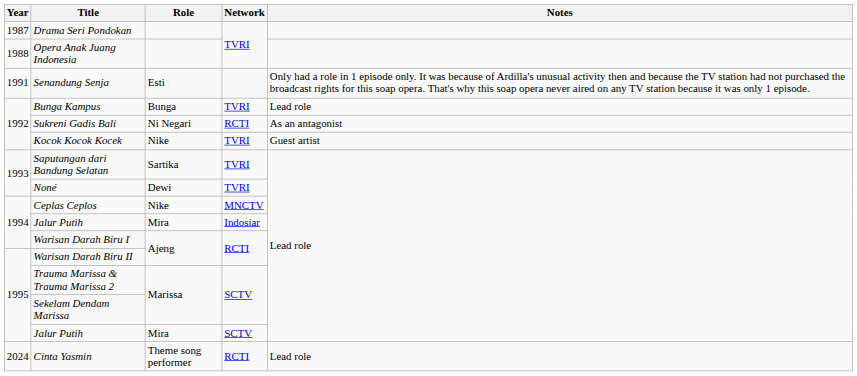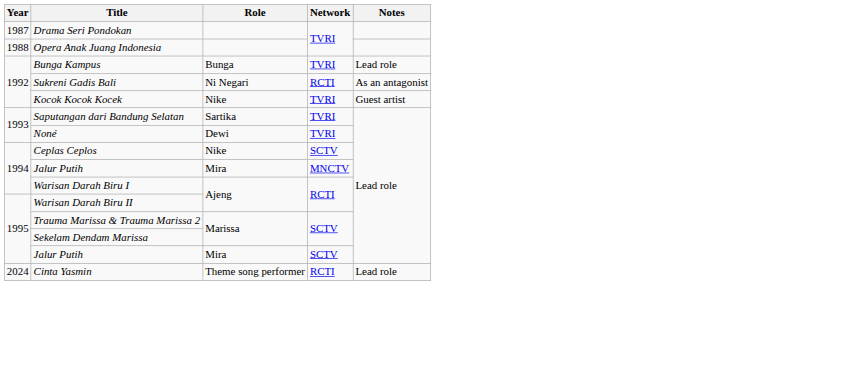- row: (18, 83)
(244, 205) MNCTV -> (324, 151) SCTV
(242, 222) Indosiar -> (330, 168) MNCTV
